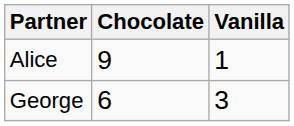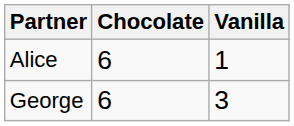(105, 59) 9 -> (105, 59) 6
